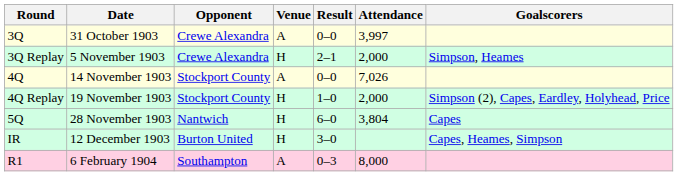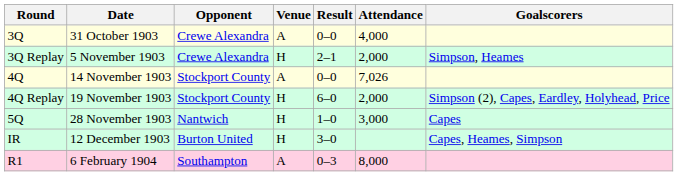(373, 35) 3,997 -> (373, 35) 4,000
(327, 98) 1–0 -> (327, 98) 6–0
(327, 118) 6–0 -> (327, 118) 1–0
(373, 118) 3,804 -> (373, 118) 3,000
